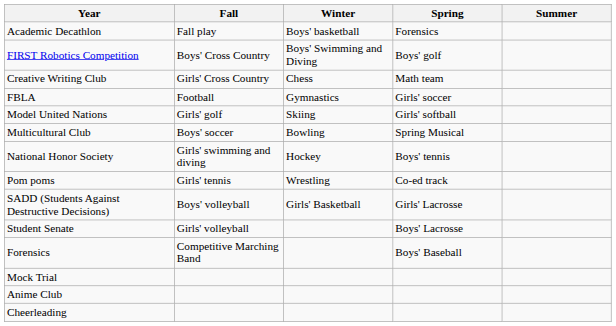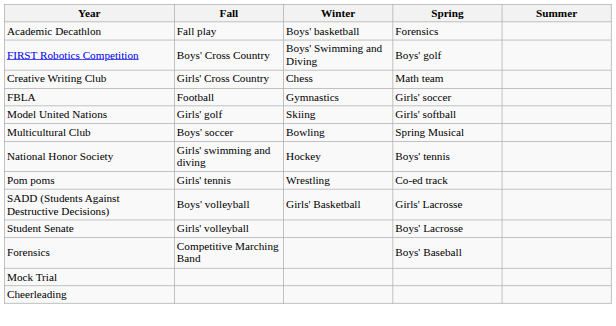- row: (34, 294)
